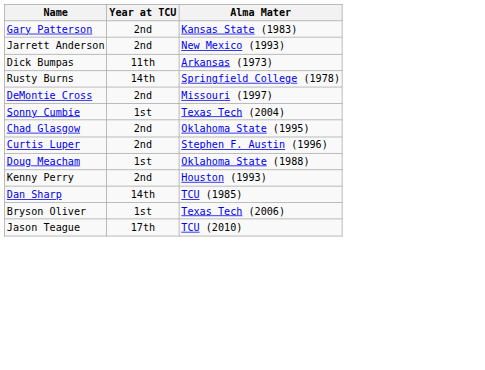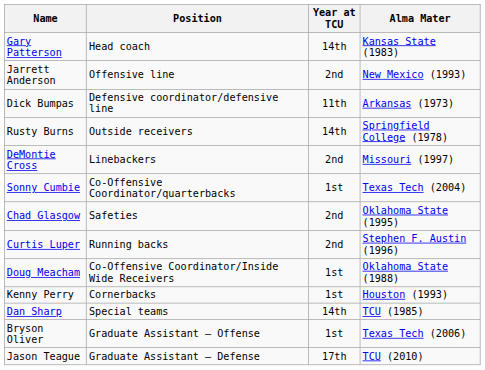+ column: (198, 19)
(143, 29) 2nd -> (334, 47) 14th
(143, 178) 2nd -> (334, 295) 1st
